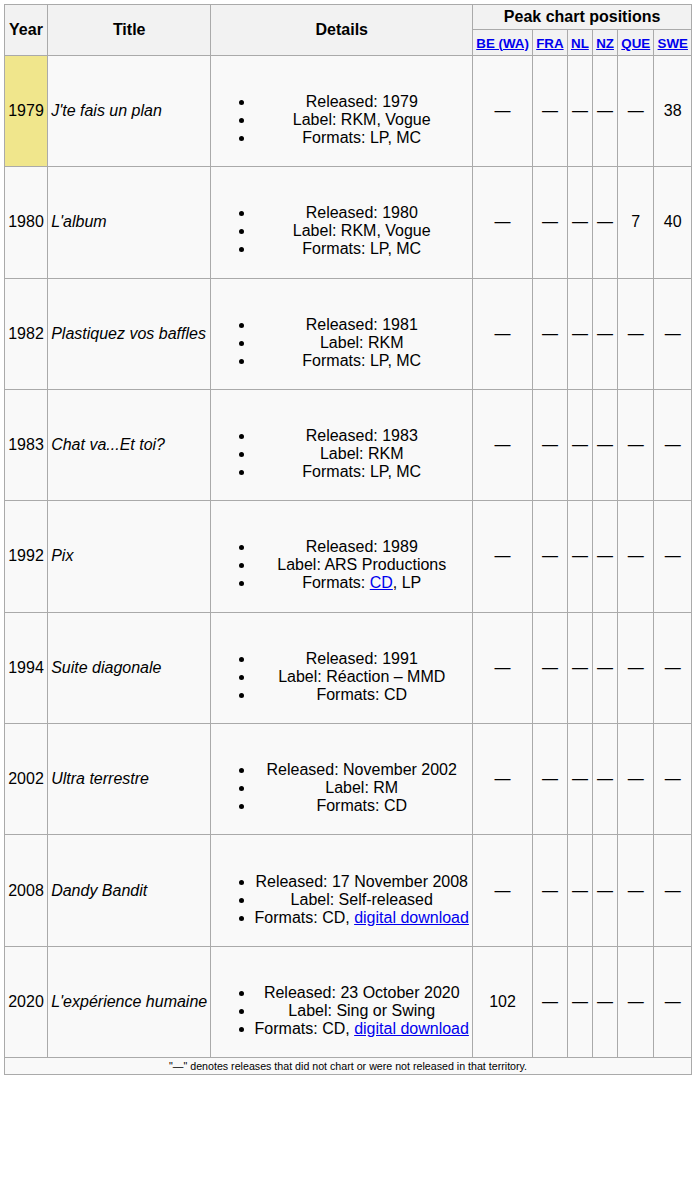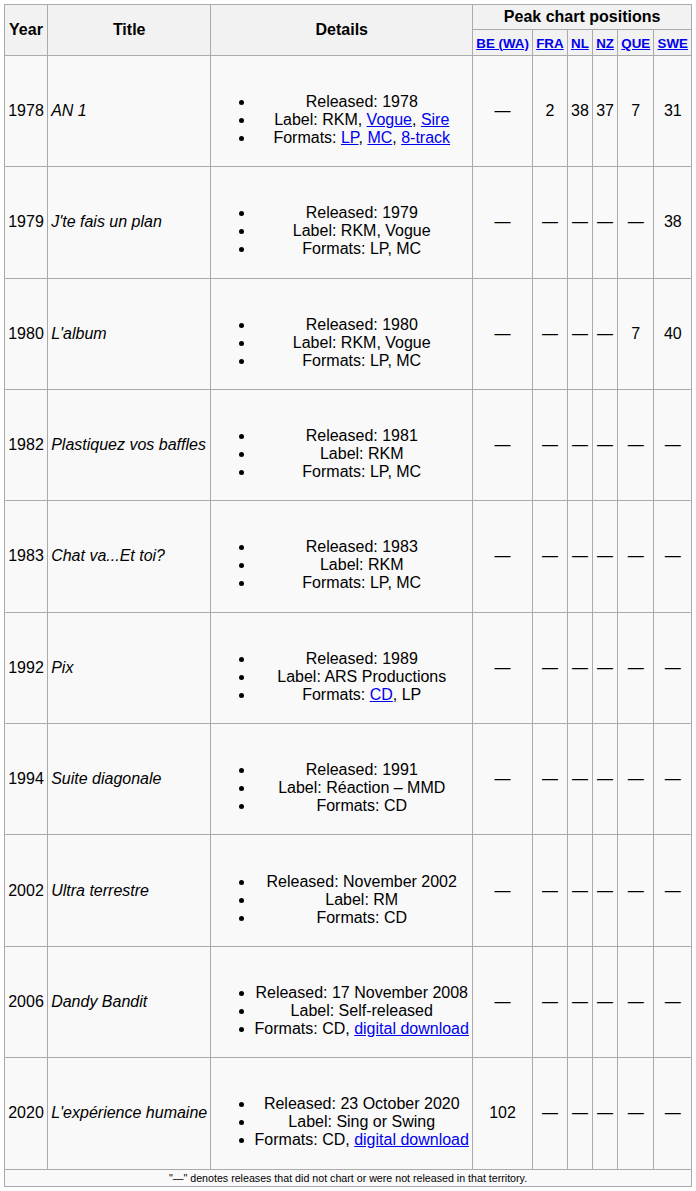+ row: (69, 110)
(26, 110) khaki background -> (26, 222) no background
(26, 890) 2008 -> (26, 1001) 2006
